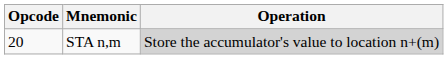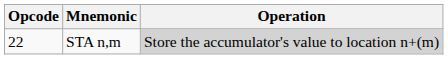(16, 41) 20 -> (16, 41) 22
